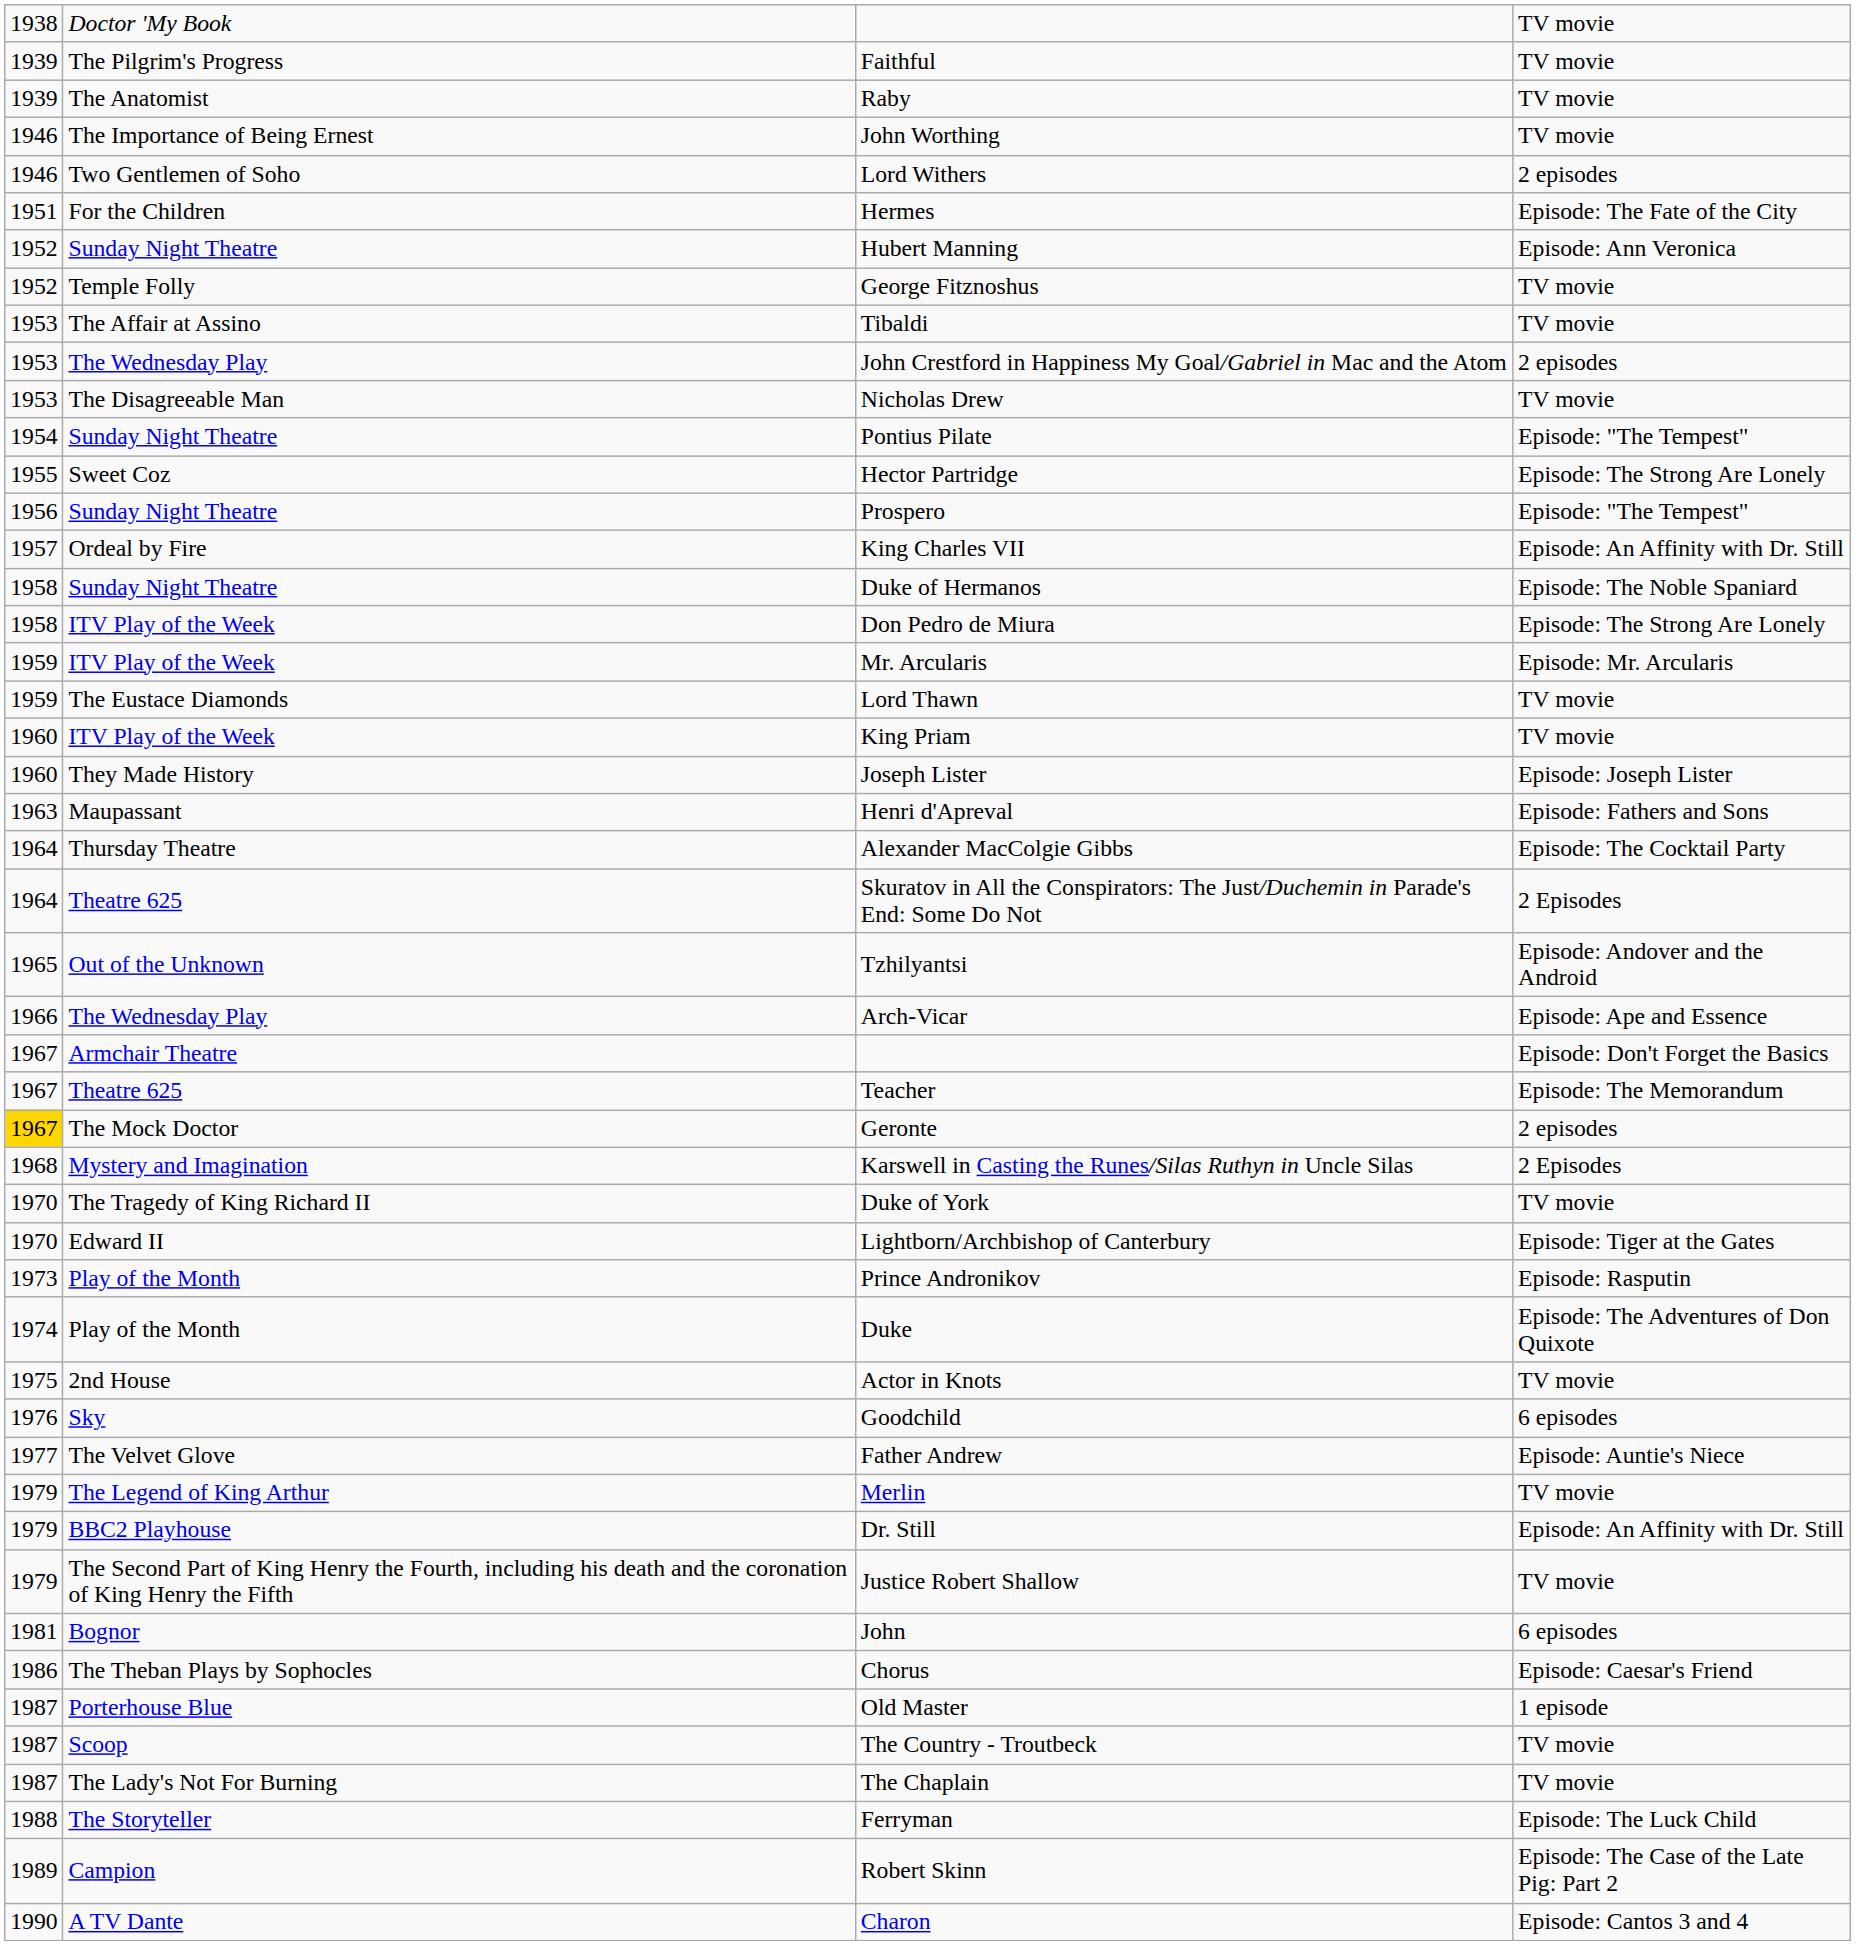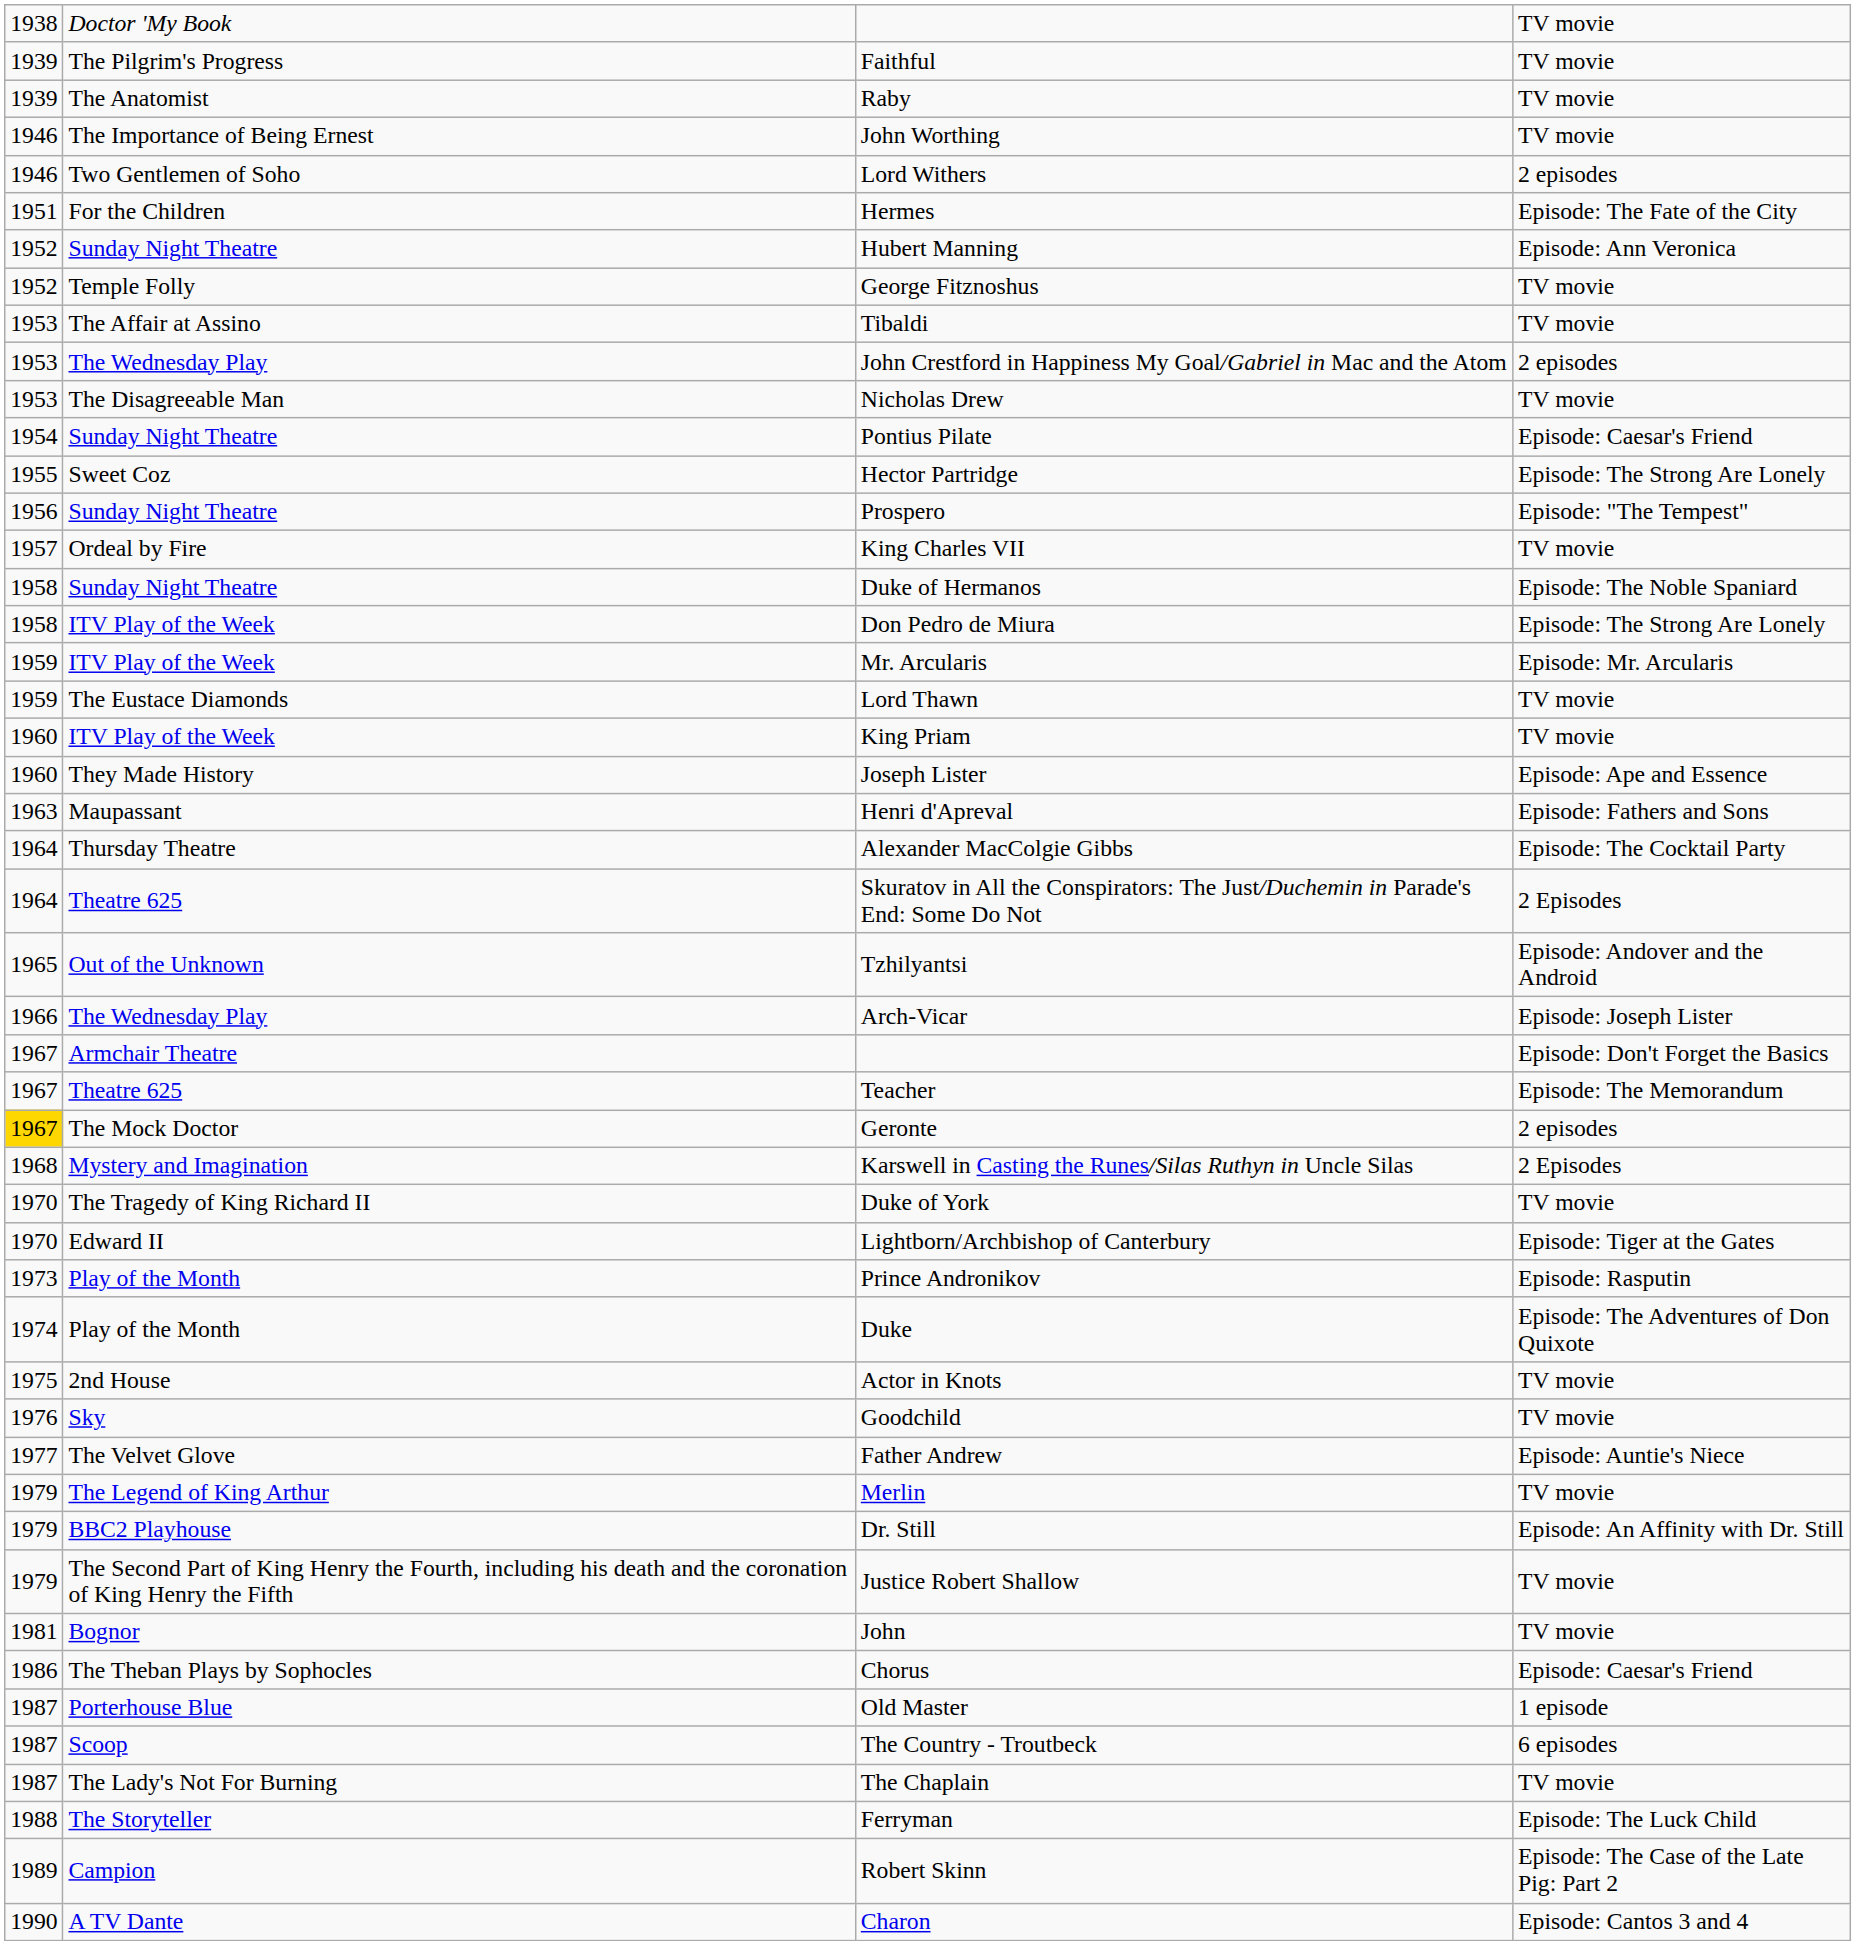(1633, 436) Episode: "The Tempest" -> (1635, 436) Episode: Caesar's Friend
(1681, 549) Episode: An Affinity with Dr. Still -> (1566, 549) TV movie
(1625, 774) Episode: Joseph Lister -> (1643, 774) Episode: Ape and Essence
(1643, 1015) Episode: Ape and Essence -> (1625, 1015) Episode: Joseph Lister
(1568, 1417) 6 episodes -> (1566, 1417) TV movie
(1568, 1632) 6 episodes -> (1566, 1632) TV movie
(1566, 1744) TV movie -> (1568, 1744) 6 episodes
